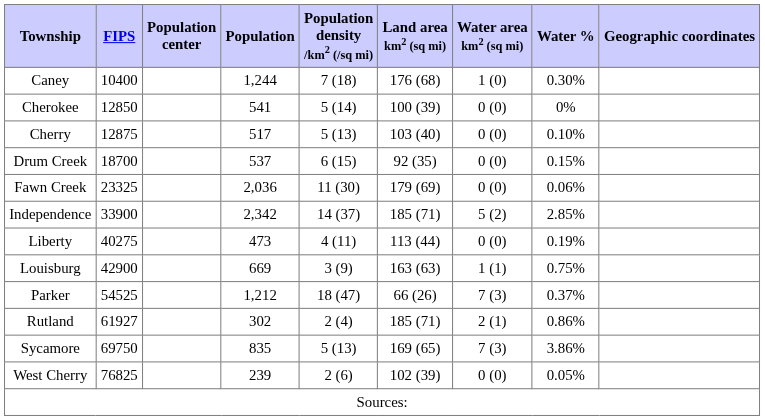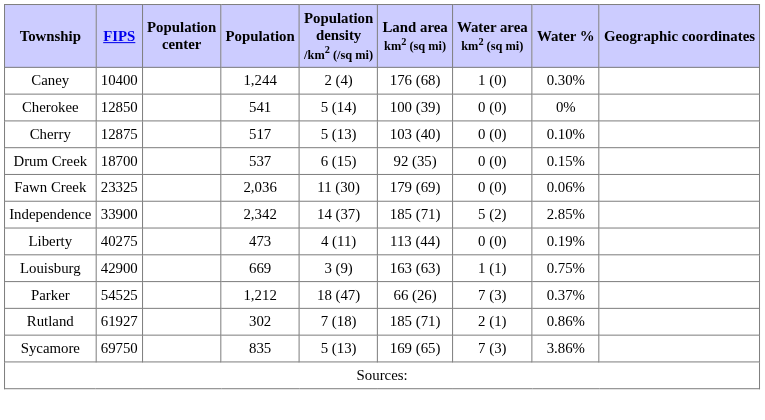(339, 80) 7 (18) -> (339, 80) 2 (4)
(339, 321) 2 (4) -> (339, 321) 7 (18)
- row: (50, 375)
